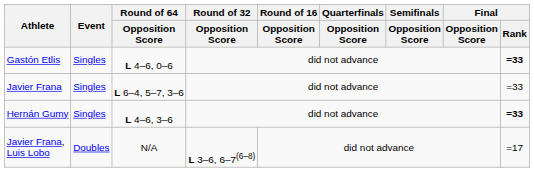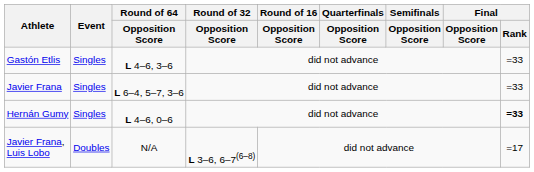(149, 66) L 4–6, 0–6 -> (149, 66) L 4–6, 3–6
(515, 61) bold -> (515, 61) normal
(149, 120) L 4–6, 3–6 -> (149, 120) L 4–6, 0–6
